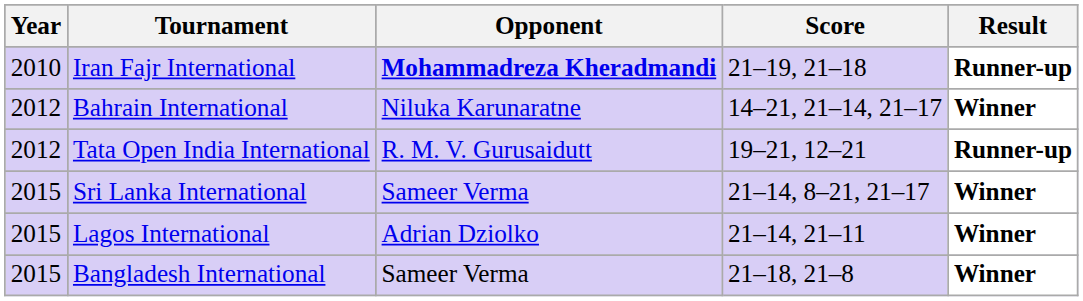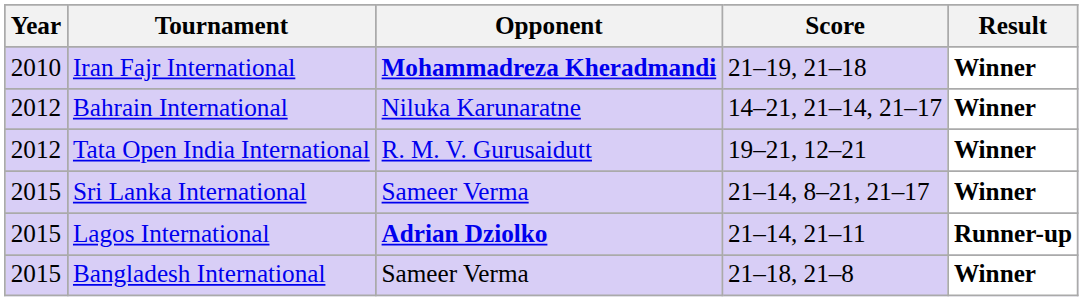(1013, 67) Runner-up -> (995, 67) Winner
(1013, 150) Runner-up -> (995, 150) Winner
(460, 233) normal -> (464, 233) bold
(995, 233) Winner -> (1013, 233) Runner-up
